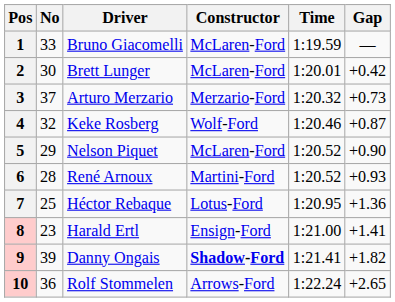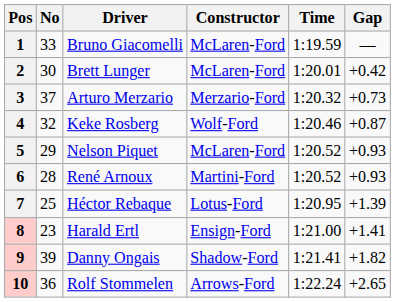(368, 150) +0.90 -> (368, 150) +0.93
(368, 203) +1.36 -> (368, 203) +1.39
(237, 257) bold -> (234, 257) normal
